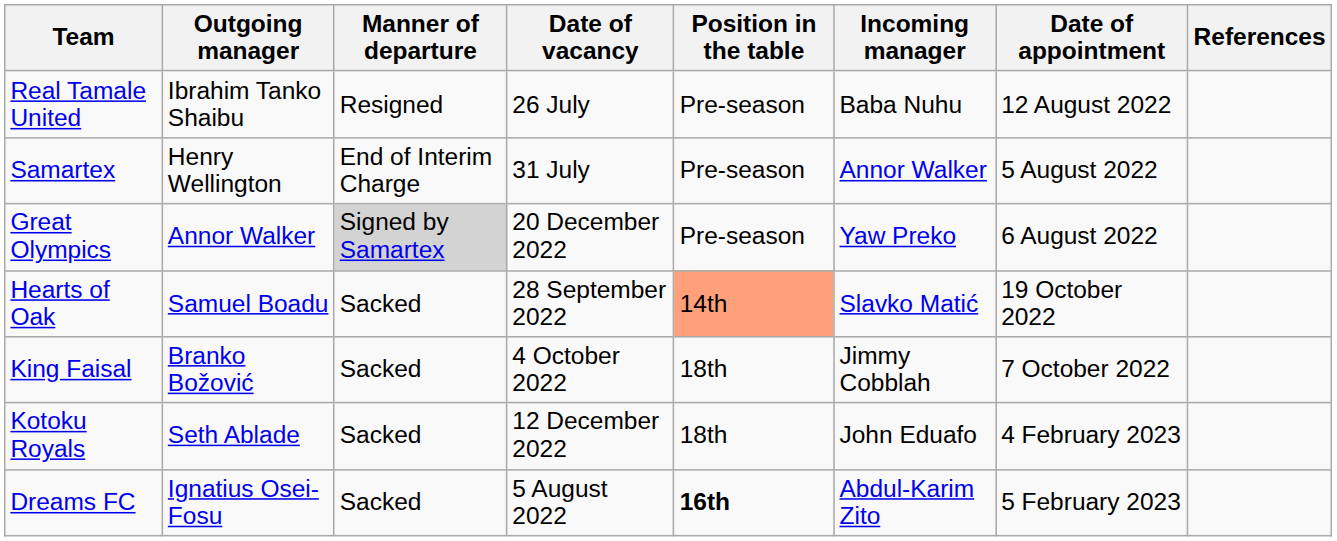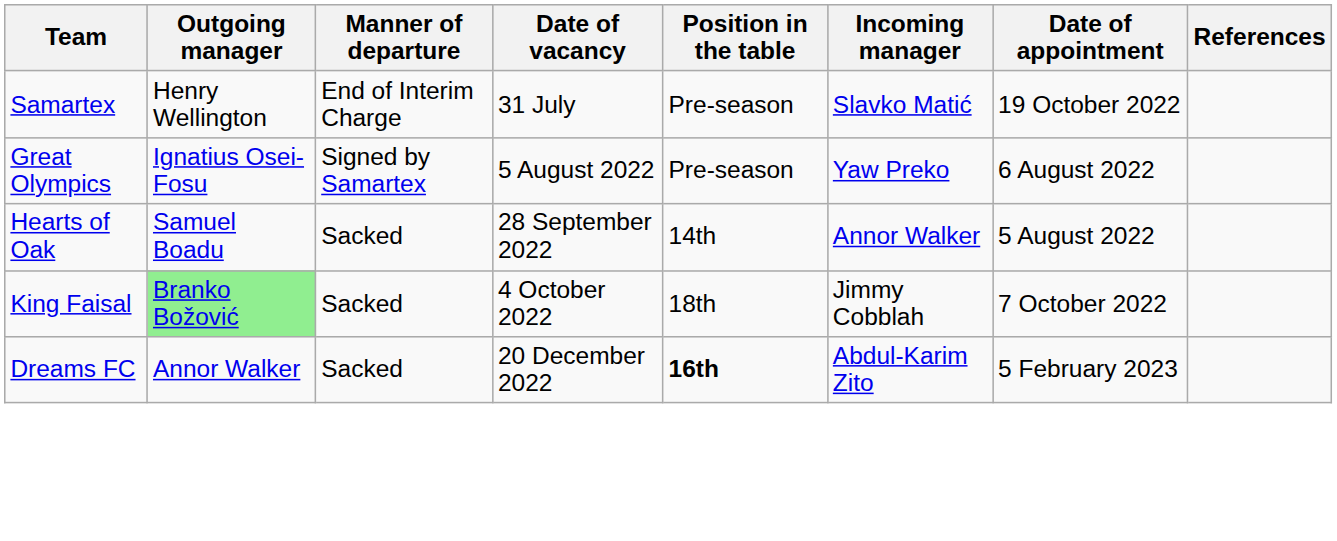- row: (78, 104)
(913, 170) Annor Walker -> (902, 104) Slavko Matić
(1079, 170) 5 August 2022 -> (1089, 104) 19 October 2022
(242, 236) Annor Walker -> (229, 170) Ignatius Osei-Fosu
(394, 236) lightgrey background -> (376, 170) no background
(586, 236) 20 December 2022 -> (576, 170) 5 August 2022
(704, 303) lightsalmon background -> (692, 236) no background
(909, 303) Slavko Matić -> (907, 236) Annor Walker
(1062, 303) 19 October 2022 -> (1076, 236) 5 August 2022
(211, 369) no background -> (196, 303) lightgreen background
- row: (49, 435)
(243, 502) Ignatius Osei-Fosu -> (227, 369) Annor Walker
(560, 502) 5 August 2022 -> (571, 369) 20 December 2022
